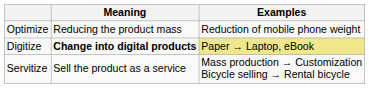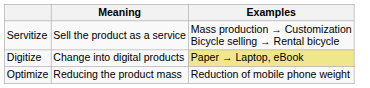rows swapped: (28, 29) <-> (27, 69)
(125, 46) bold -> (119, 58) normal
